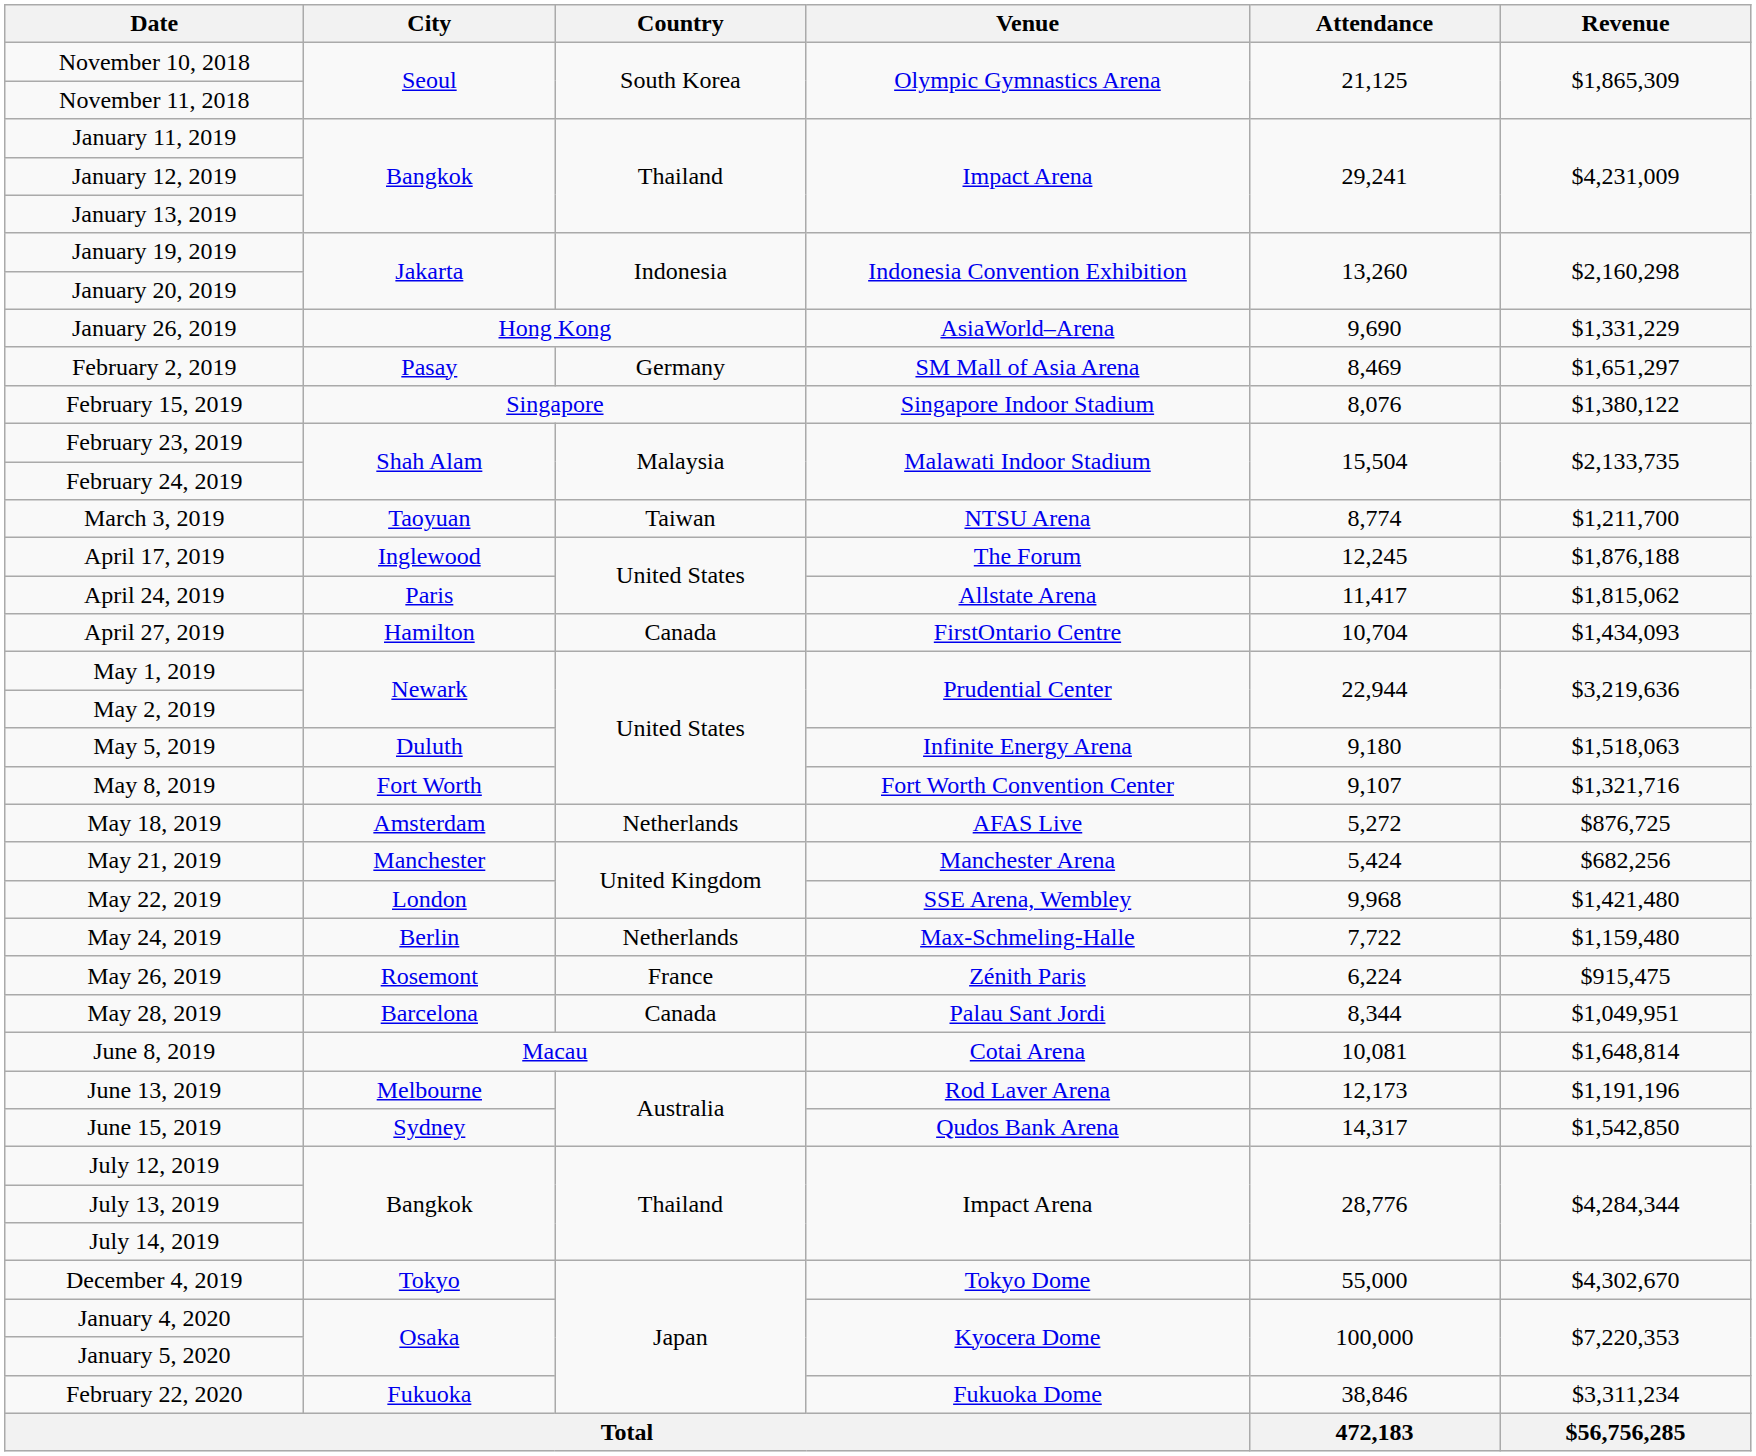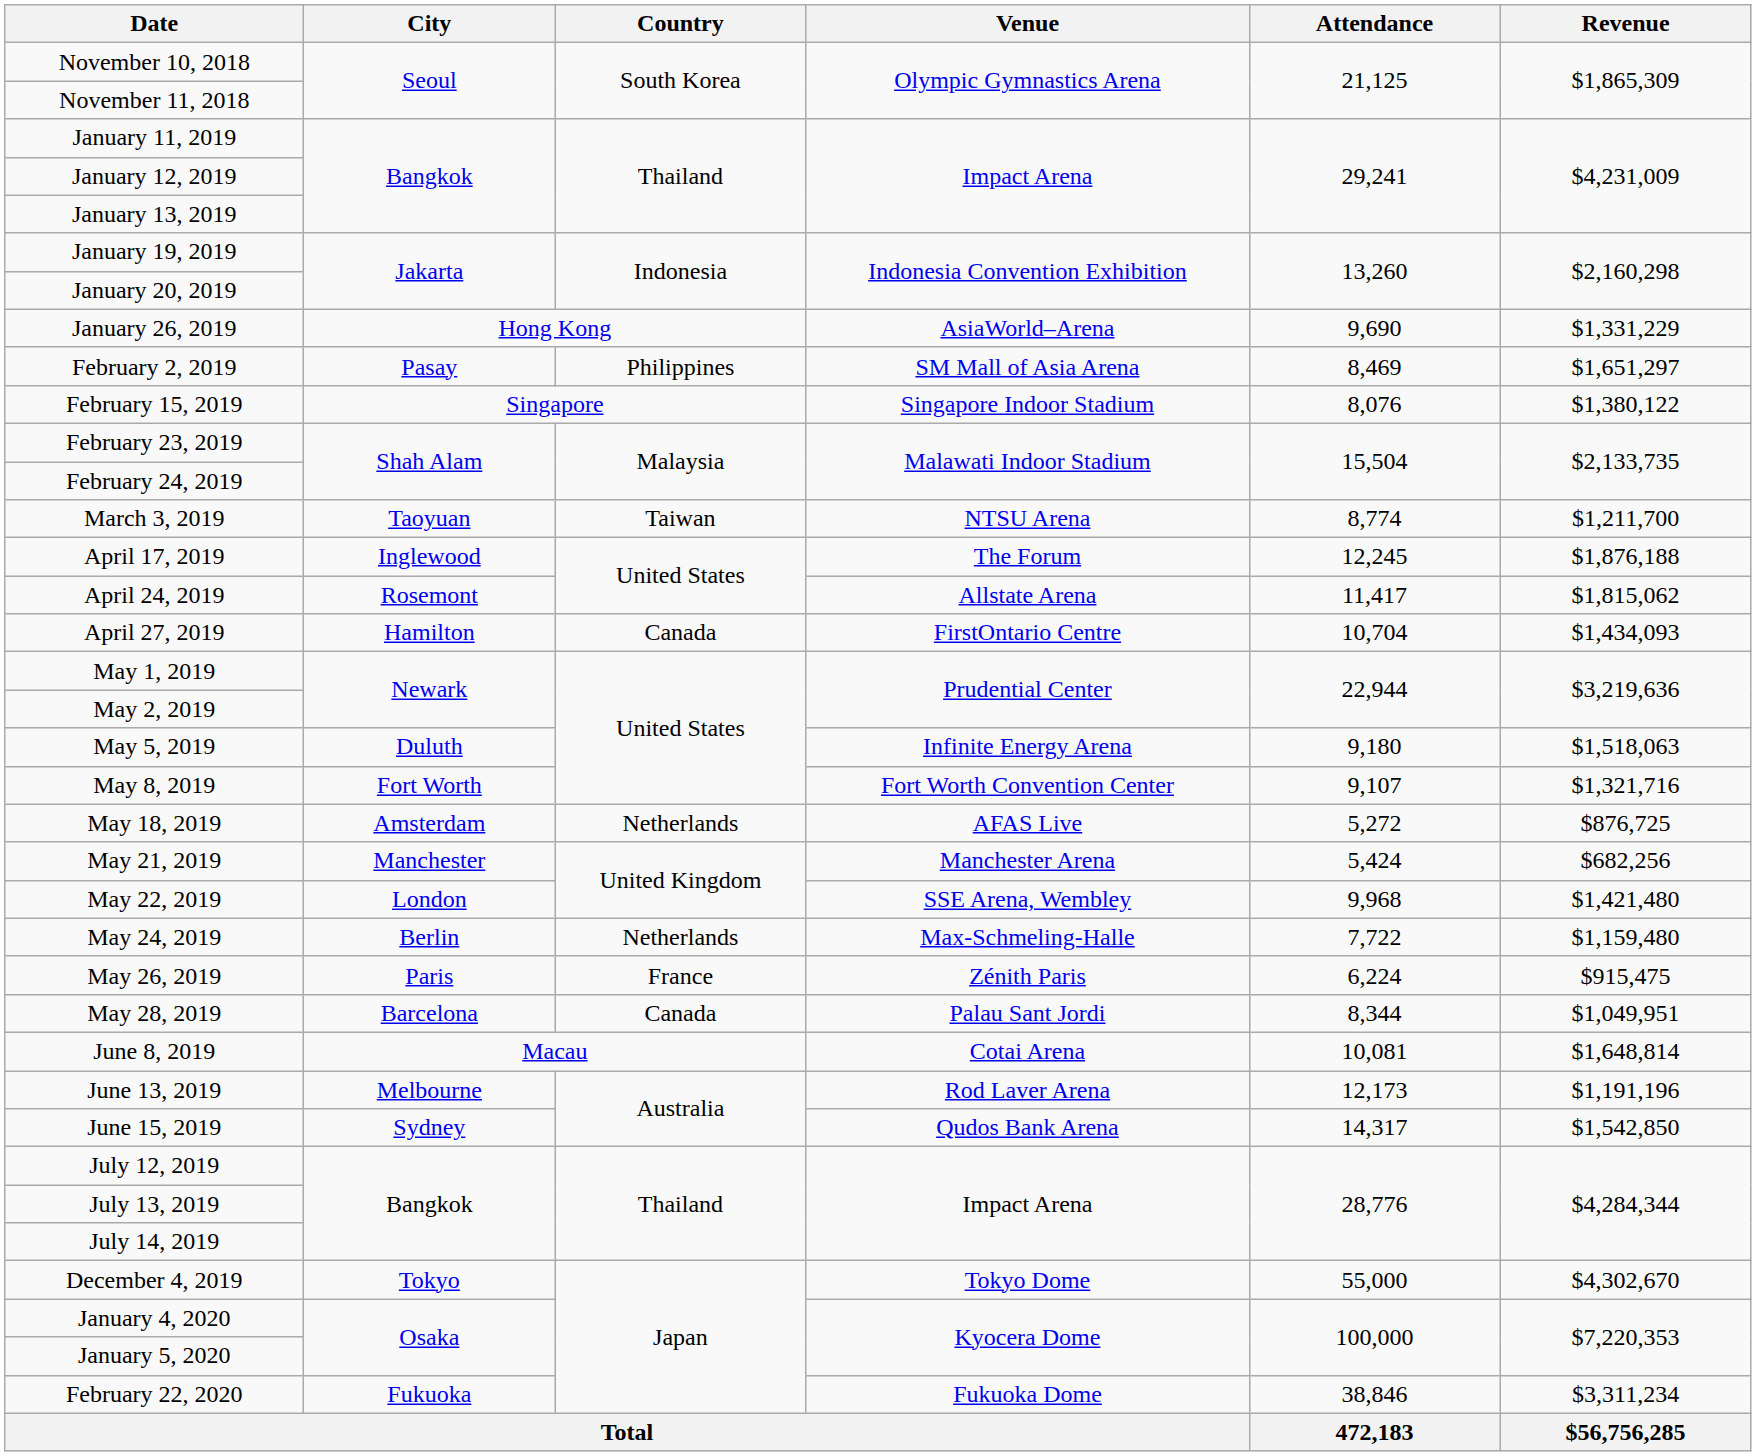(680, 366) Germany -> (680, 366) Philippines
(429, 594) Paris -> (429, 594) Rosemont
(429, 975) Rosemont -> (429, 975) Paris
